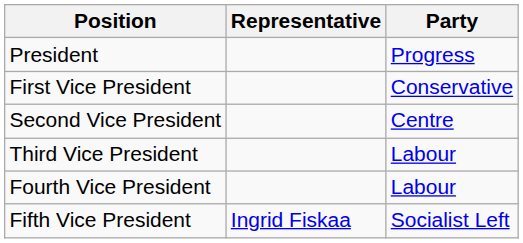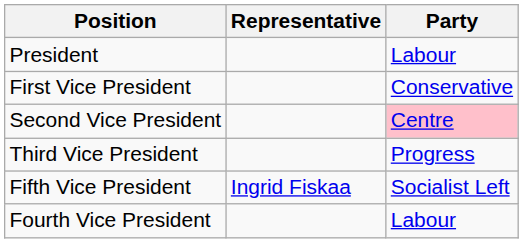(433, 54) Progress -> (423, 54) Labour
(422, 120) no background -> (422, 120) pink background
(423, 154) Labour -> (433, 154) Progress
rows swapped: (110, 187) <-> (100, 220)
